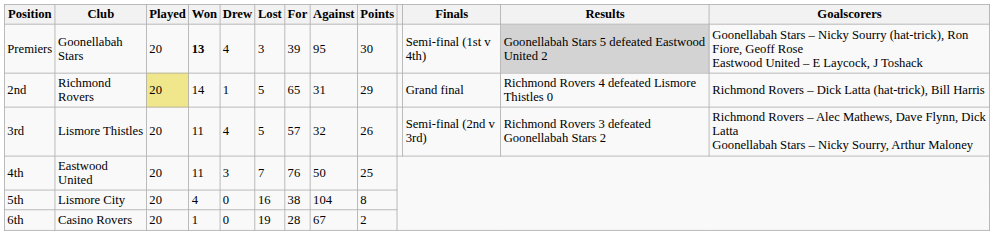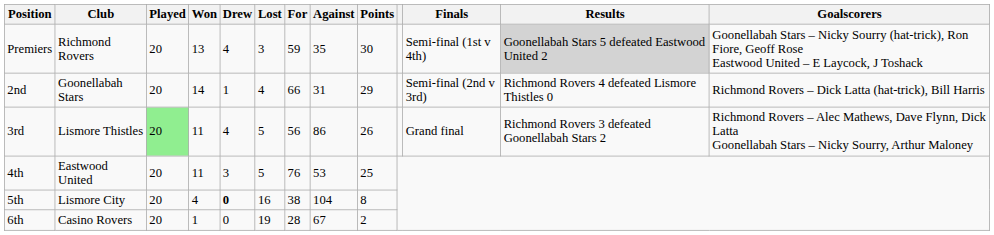(90, 48) Goonellabah Stars -> (84, 48) Richmond Rovers
(198, 48) bold -> (198, 48) normal
(294, 48) 39 -> (294, 48) 59
(319, 48) 95 -> (319, 48) 35
(84, 90) Richmond Rovers -> (90, 90) Goonellabah Stars
(156, 90) khaki background -> (156, 90) no background
(261, 90) 5 -> (261, 90) 4
(294, 90) 65 -> (294, 90) 66
(435, 90) Grand final -> (450, 90) Semi-final (2nd v 3rd)
(156, 131) no background -> (156, 131) lightgreen background
(294, 131) 57 -> (294, 131) 56
(319, 131) 32 -> (319, 131) 86
(450, 131) Semi-final (2nd v 3rd) -> (435, 131) Grand final
(261, 172) 7 -> (261, 172) 5
(319, 172) 50 -> (319, 172) 53
(226, 200) normal -> (226, 200) bold
